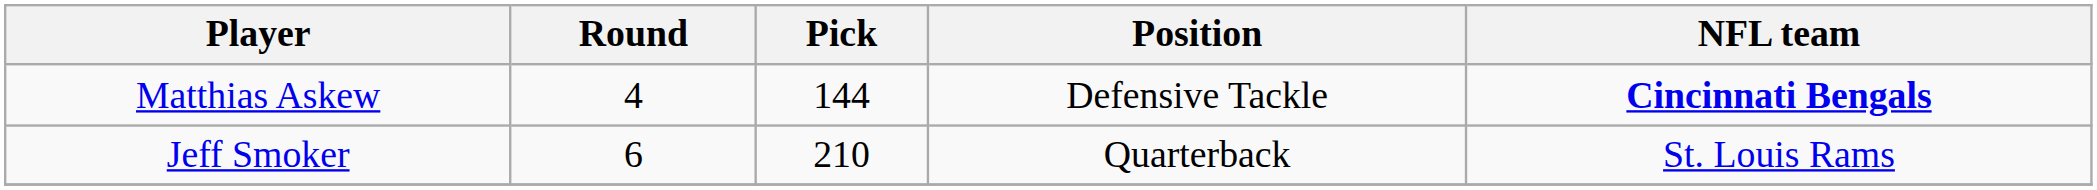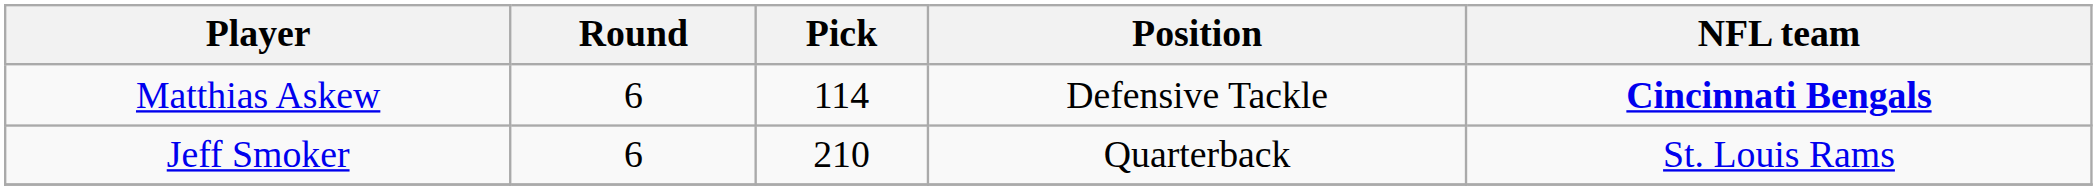(633, 94) 4 -> (633, 94) 6
(841, 94) 144 -> (841, 94) 114
